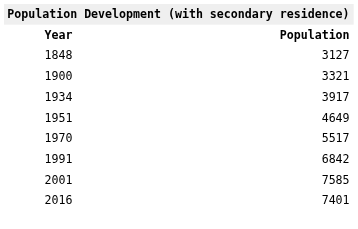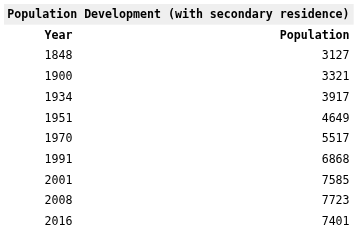(336, 159) 6842 -> (336, 159) 6868
+ row: (58, 200)
